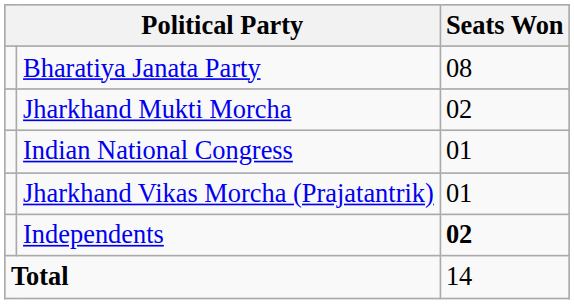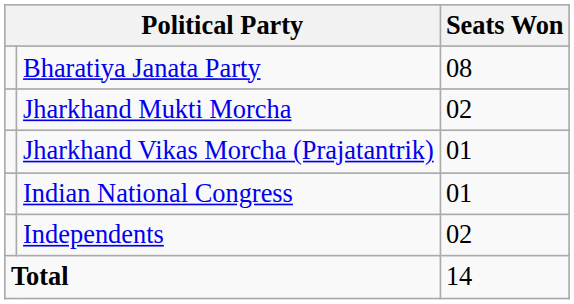rows swapped: (228, 192) <-> (158, 151)
(459, 234) bold -> (459, 234) normal
